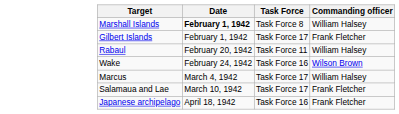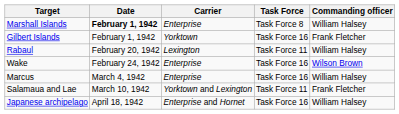+ column: (208, 11)
(282, 37) Task Force 17 -> (282, 37) Task Force 16
(282, 77) Task Force 17 -> (282, 77) Task Force 16
(282, 90) Task Force 17 -> (282, 90) Task Force 11
(339, 103) Frank Fletcher -> (339, 103) William Halsey
